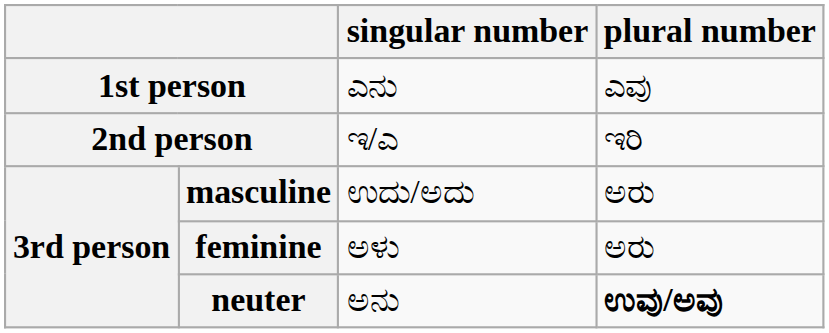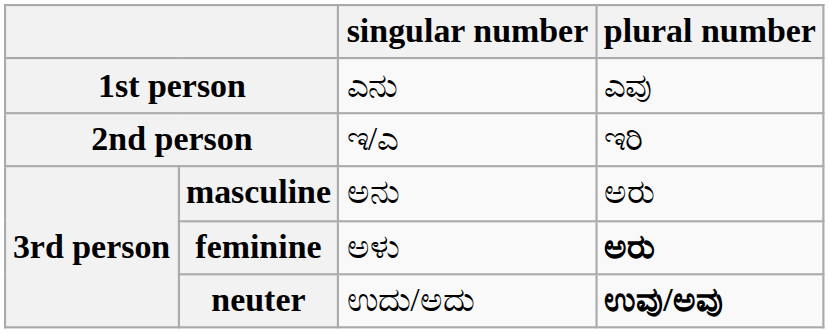(411, 192) ಉದು/ಅದು -> (373, 192) ಅನು
(629, 246) normal -> (629, 246) bold
(373, 300) ಅನು -> (411, 300) ಉದು/ಅದು
